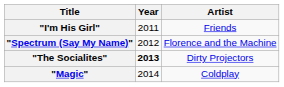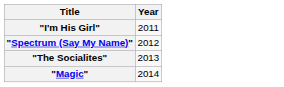- column: (220, 12)
(148, 58) bold -> (148, 58) normal
